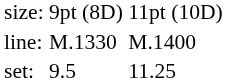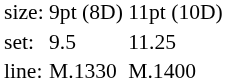rows swapped: (19, 71) <-> (23, 41)
